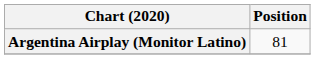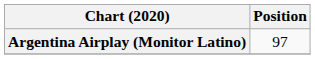(280, 41) 81 -> (280, 41) 97
